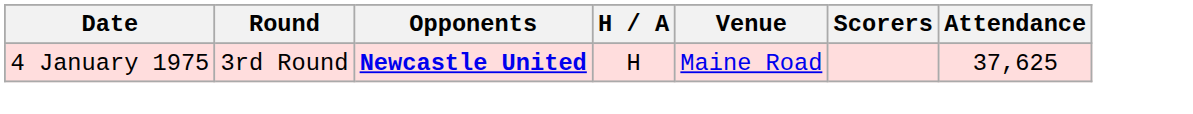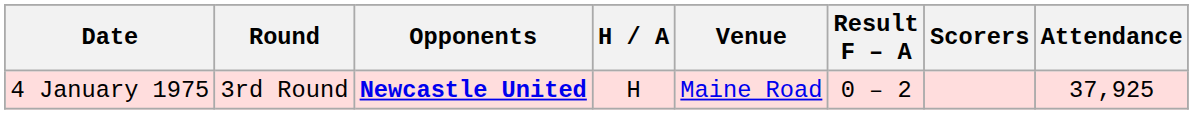+ column: (876, 38)
(1015, 63) 37,625 -> (1112, 90) 37,925
